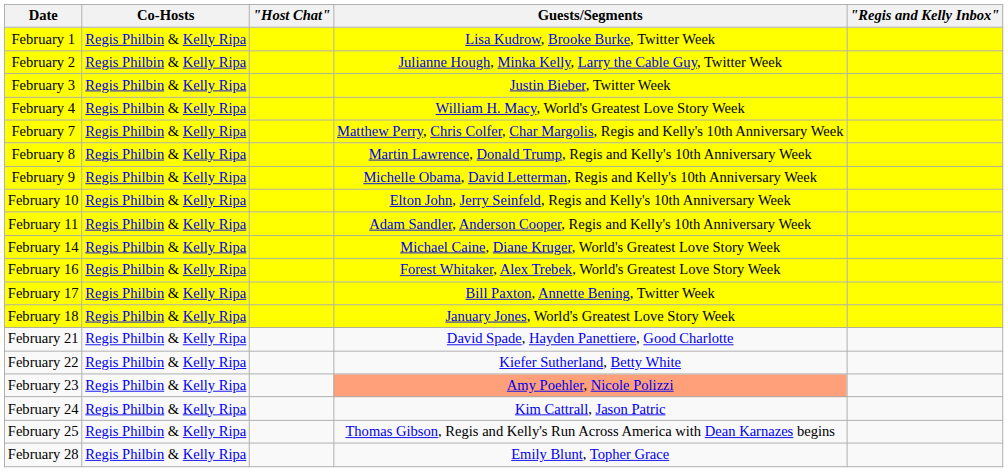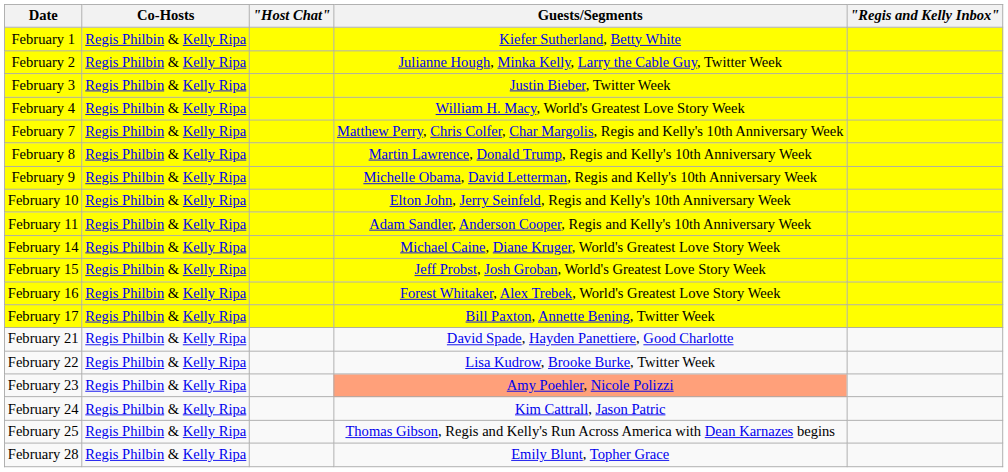(590, 39) Lisa Kudrow, Brooke Burke, Twitter Week -> (590, 39) Kiefer Sutherland, Betty White
+ row: (43, 270)
- row: (43, 316)
(590, 362) Kiefer Sutherland, Betty White -> (590, 362) Lisa Kudrow, Brooke Burke, Twitter Week
